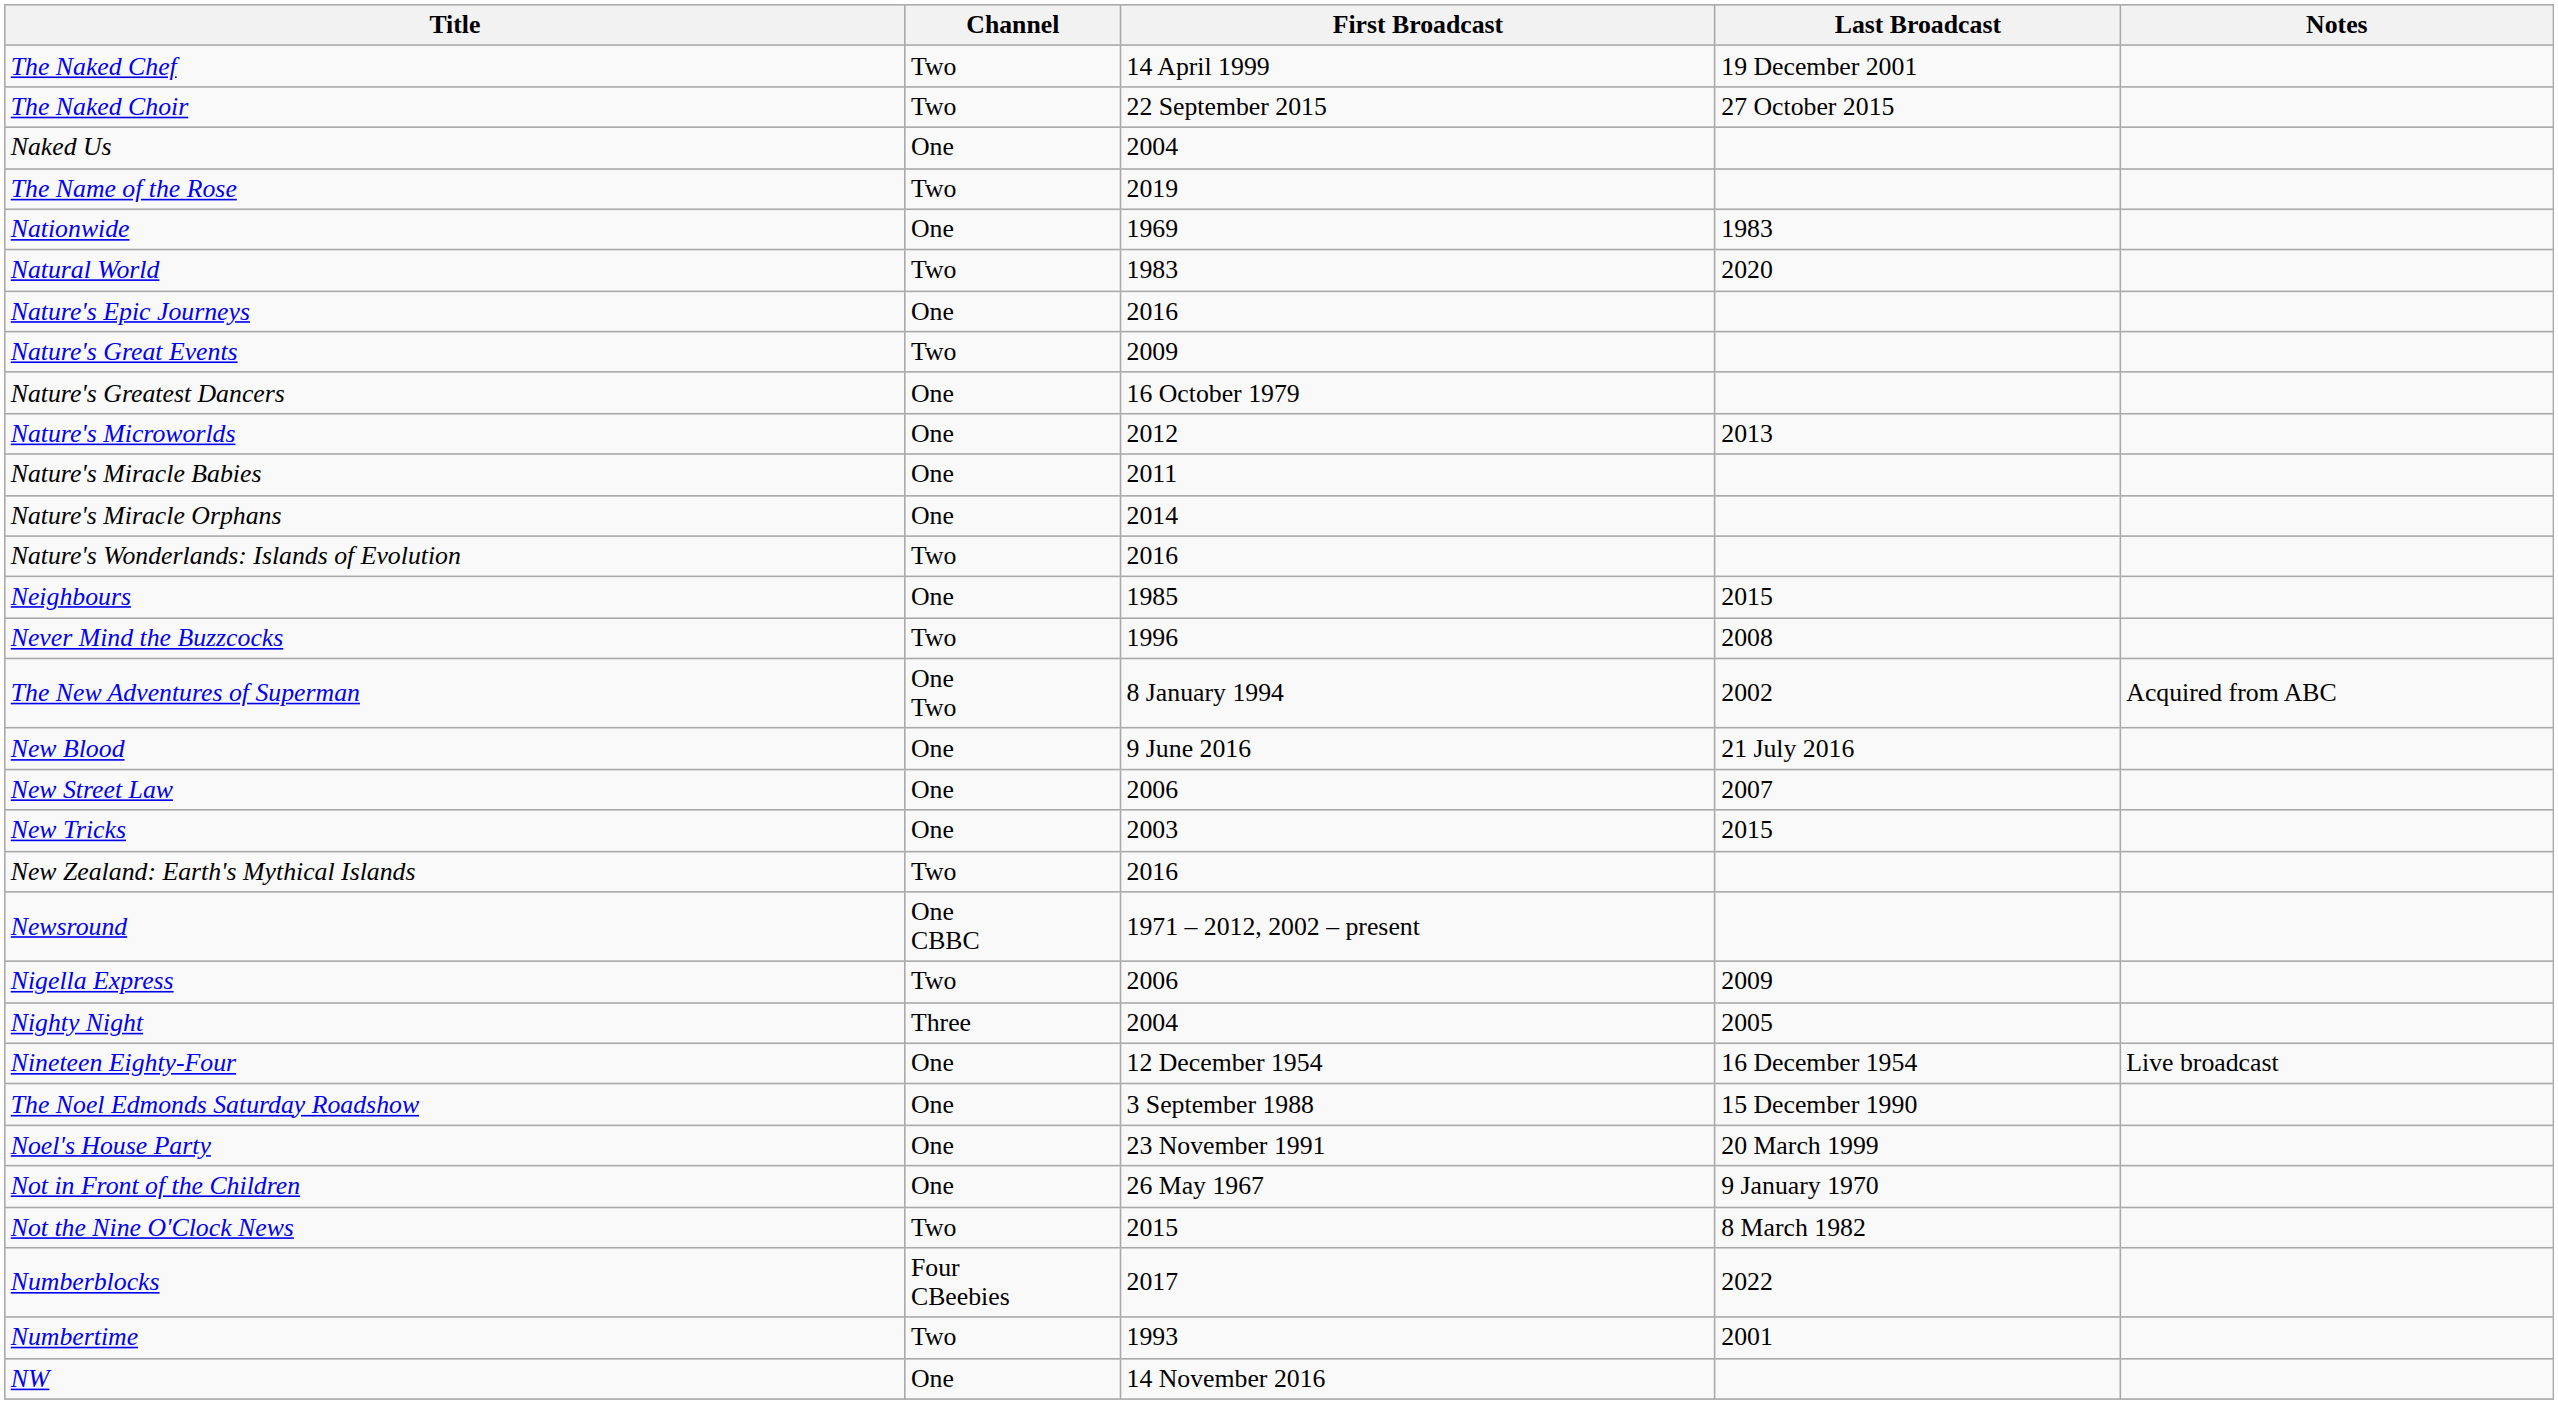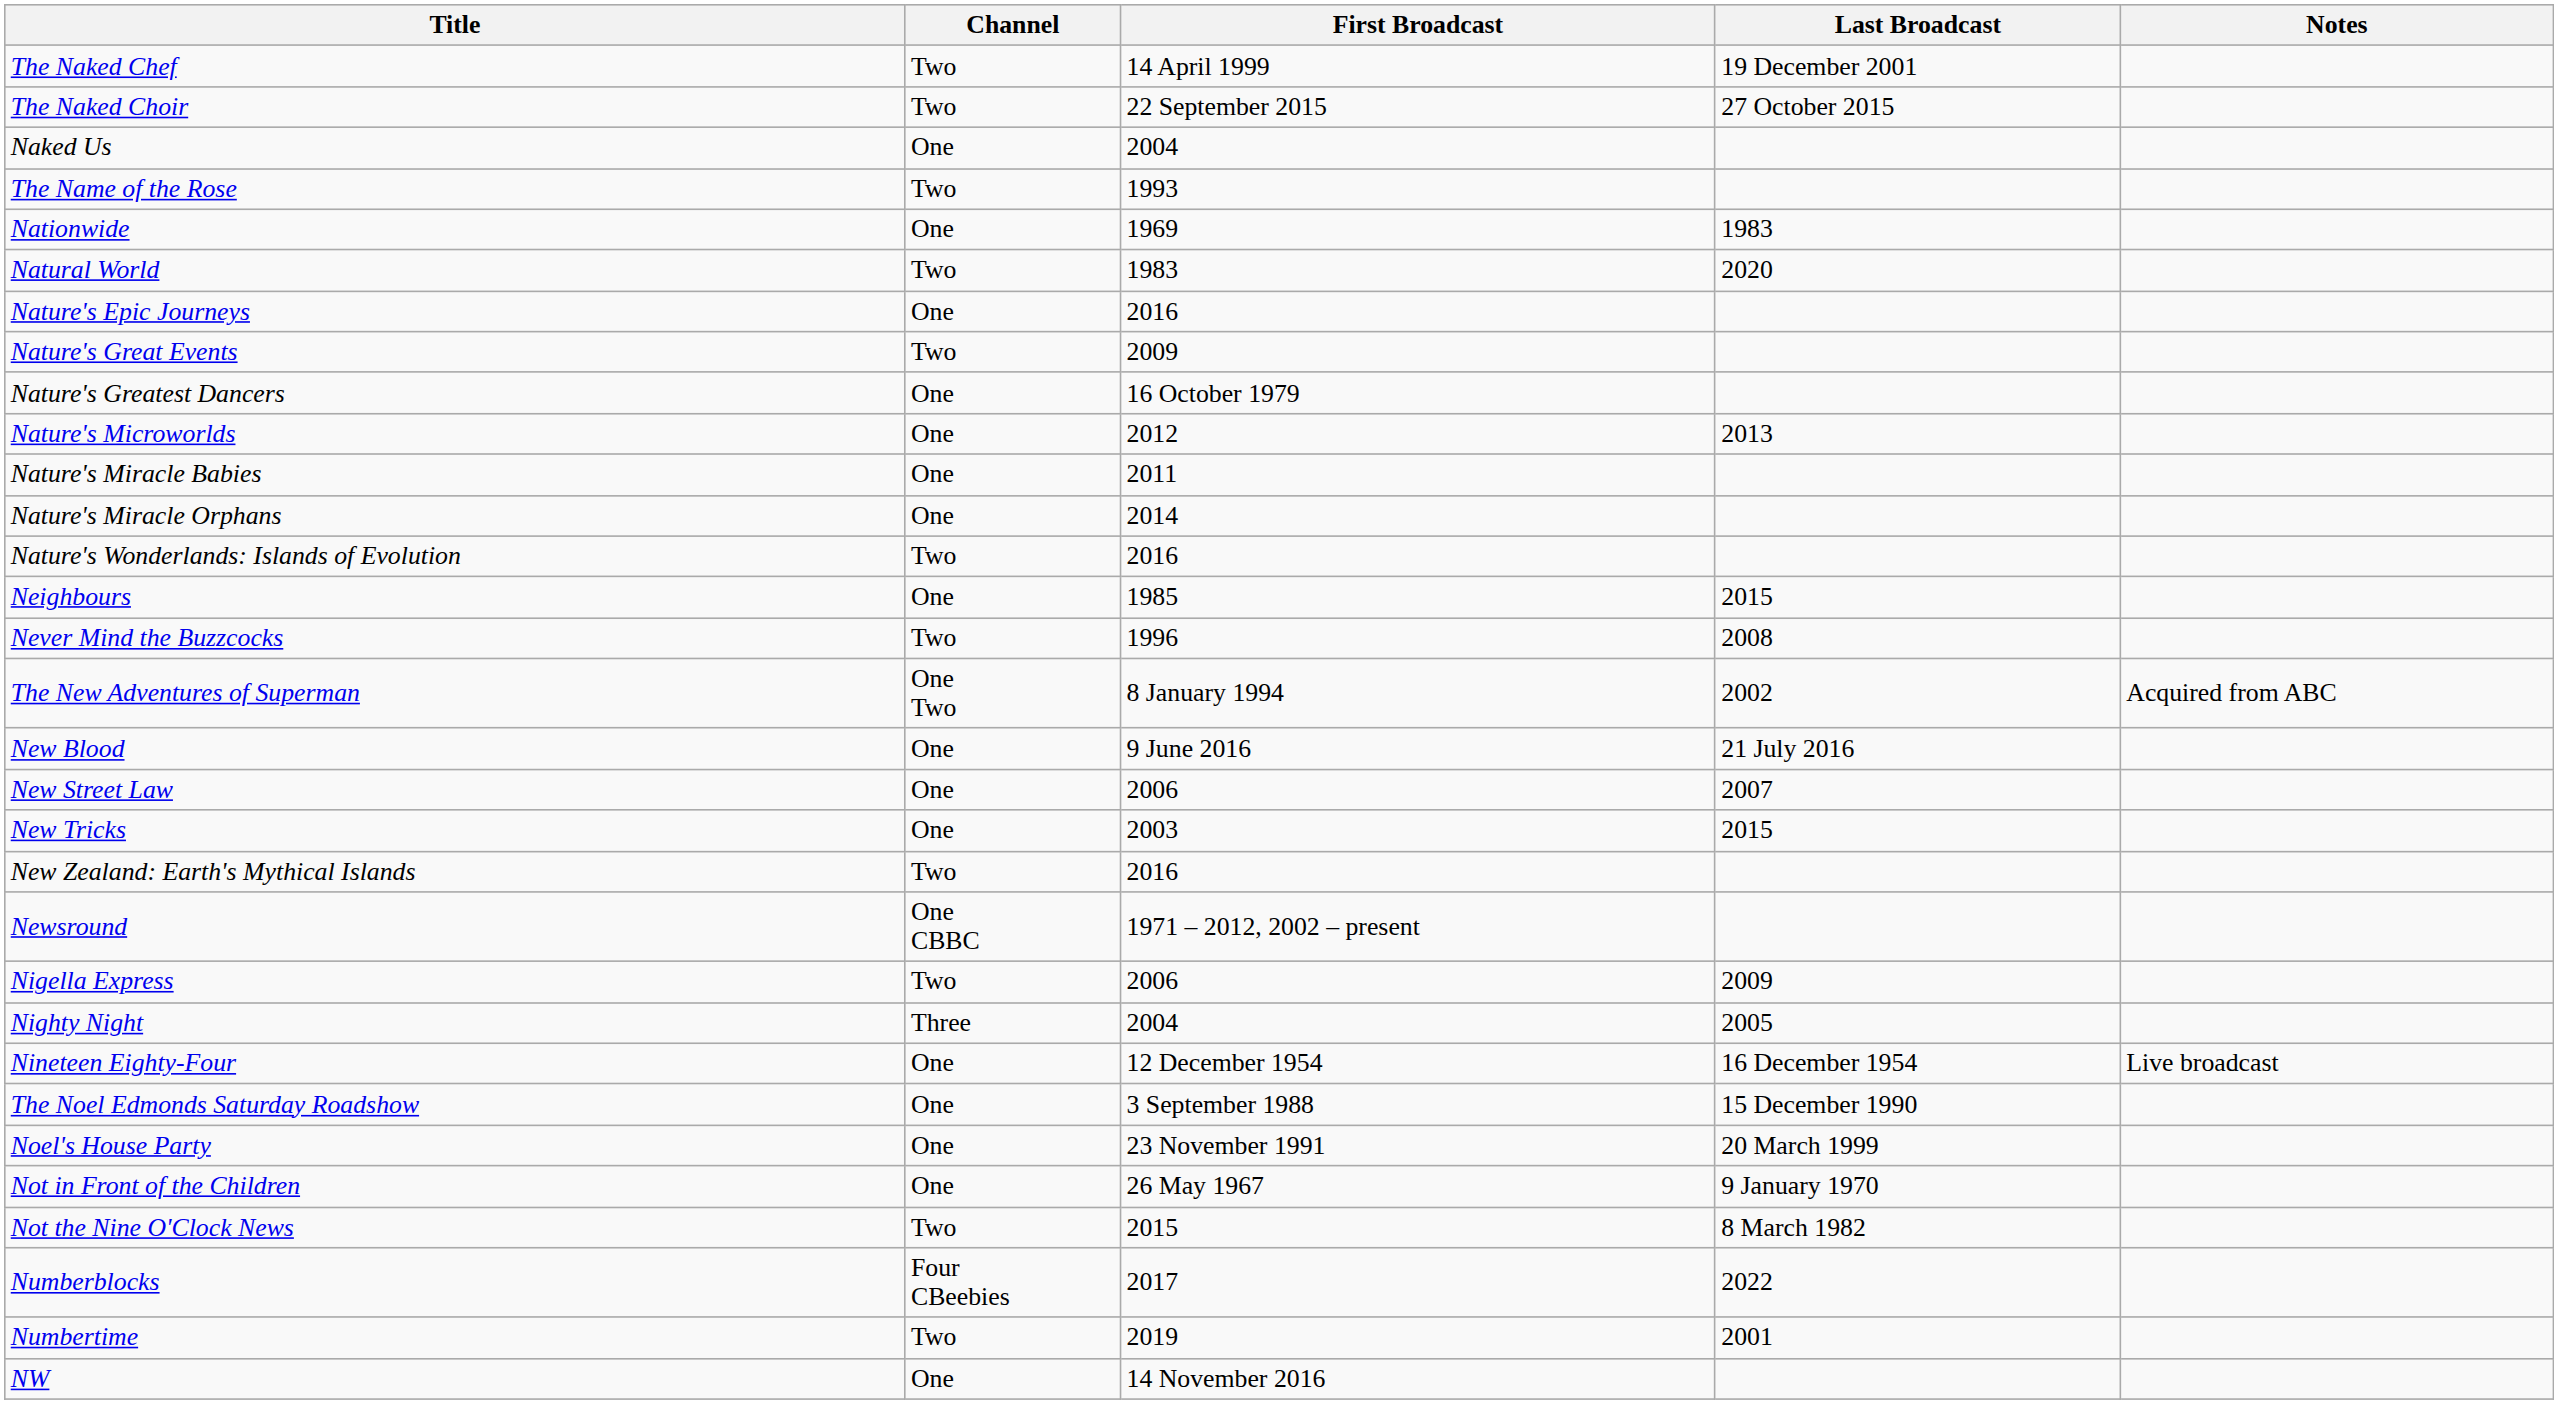(1152, 188) 2019 -> (1152, 188) 1993
(1152, 1337) 1993 -> (1152, 1337) 2019
